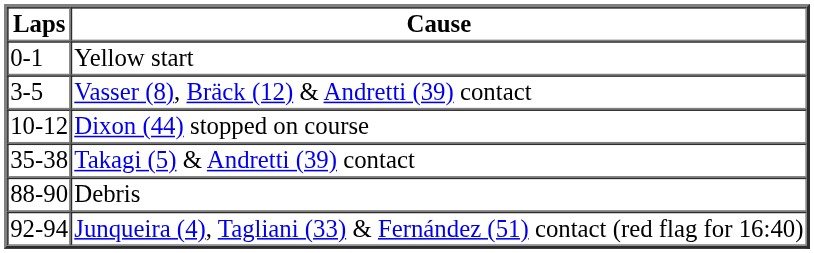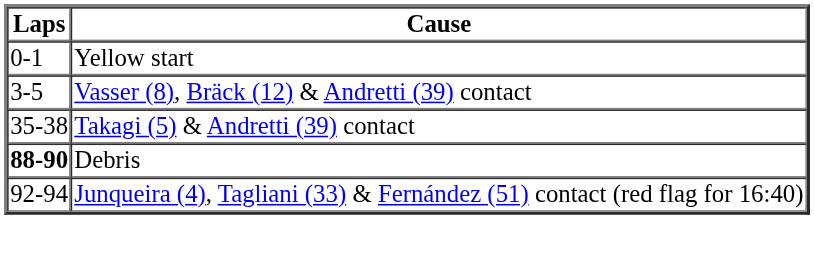- row: (222, 126)
(39, 194) normal -> (39, 160) bold
